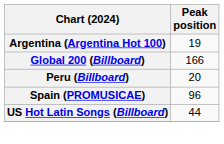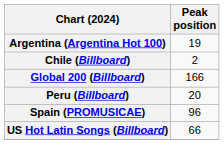+ row: (88, 60)
(195, 113) 44 -> (195, 130) 66
